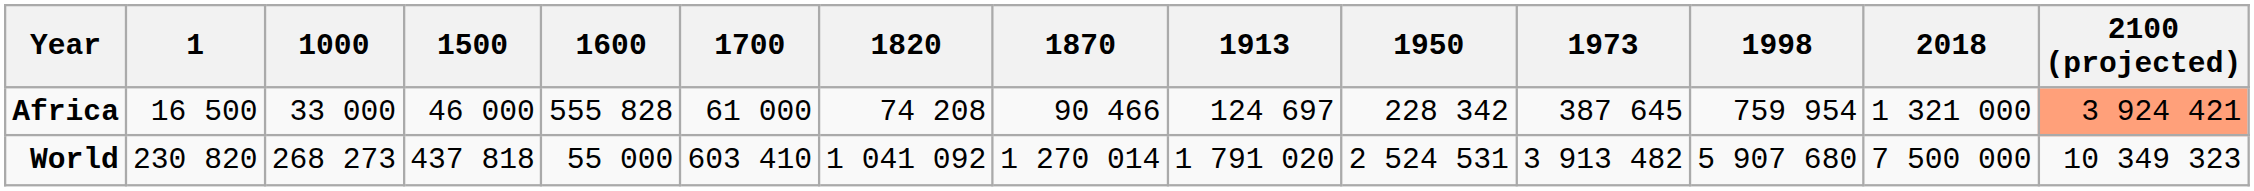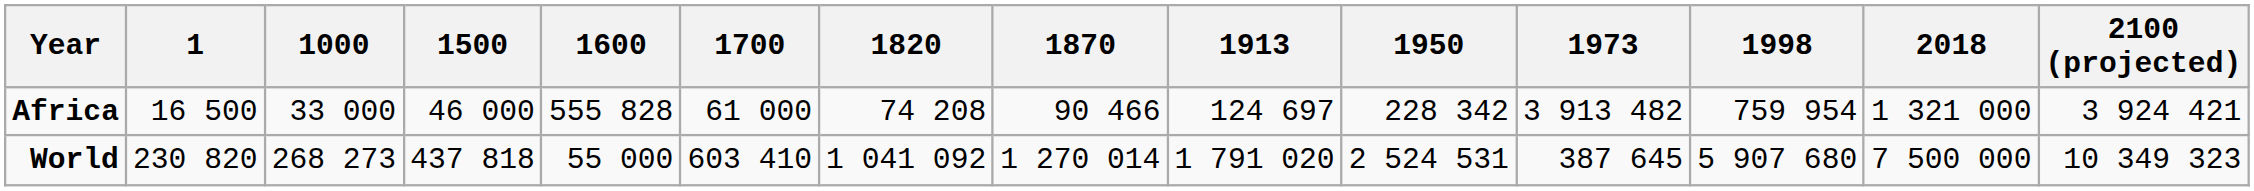(1621, 112) 387 645 -> (1603, 112) 3 913 482
(2161, 112) lightsalmon background -> (2161, 112) no background
(1603, 160) 3 913 482 -> (1621, 160) 387 645
